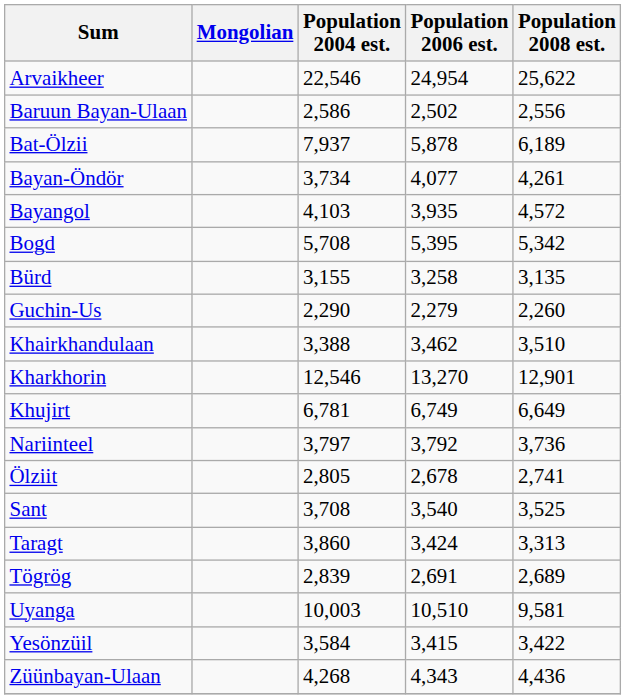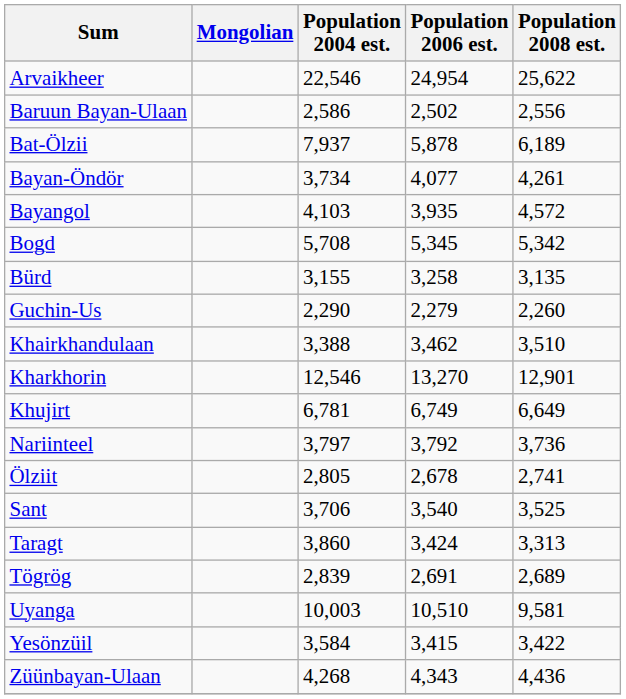(434, 244) 5,395 -> (434, 244) 5,345
(327, 510) 3,708 -> (327, 510) 3,706
